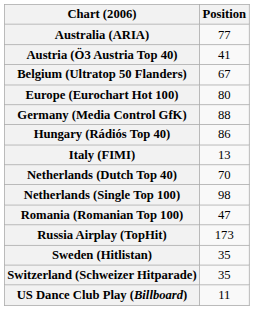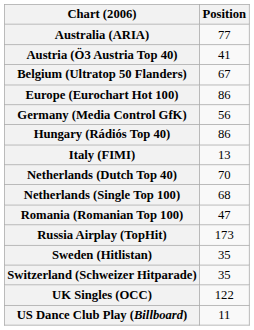(224, 94) 80 -> (224, 94) 86
(224, 114) 88 -> (224, 114) 56
(224, 194) 98 -> (224, 194) 68
+ row: (102, 295)
